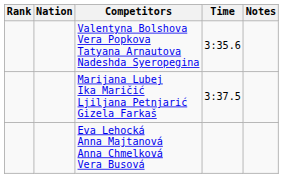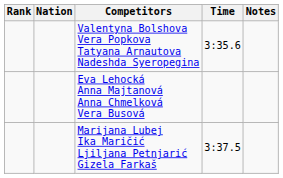rows swapped: (132, 97) <-> (120, 148)
